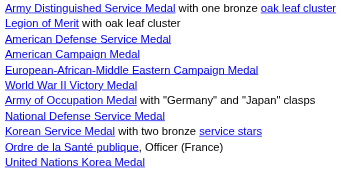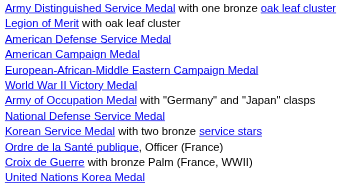+ row: (129, 162)
